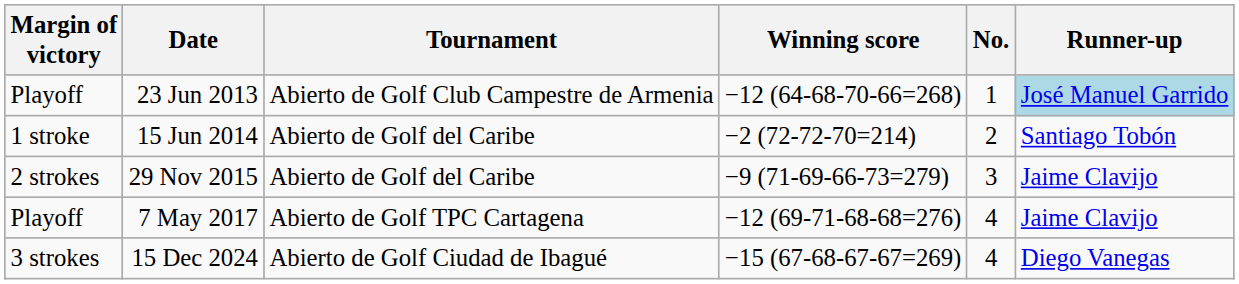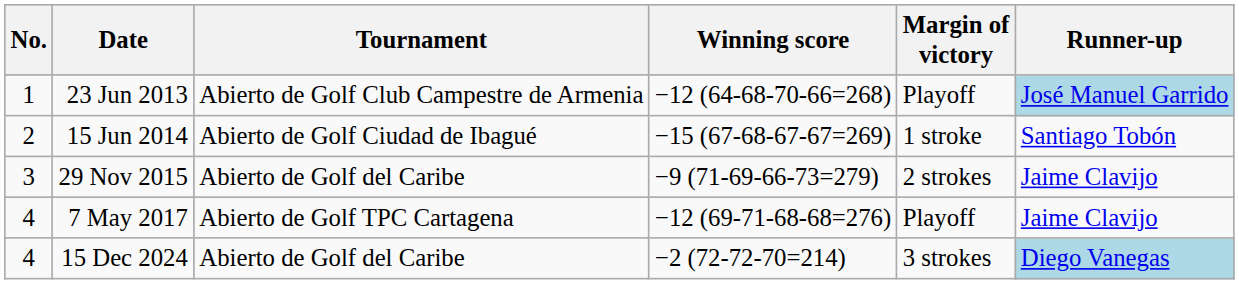columns swapped: (991, 39) <-> (64, 39)
(402, 136) Abierto de Golf del Caribe -> (368, 136) Abierto de Golf Ciudad de Ibagué
(821, 136) −2 (72-72-70=214) -> (773, 136) −15 (67-68-67-67=269)
(438, 258) Abierto de Golf Ciudad de Ibagué -> (332, 258) Abierto de Golf del Caribe
(843, 258) −15 (67-68-67-67=269) -> (750, 258) −2 (72-72-70=214)
(1095, 258) no background -> (1095, 258) lightblue background
